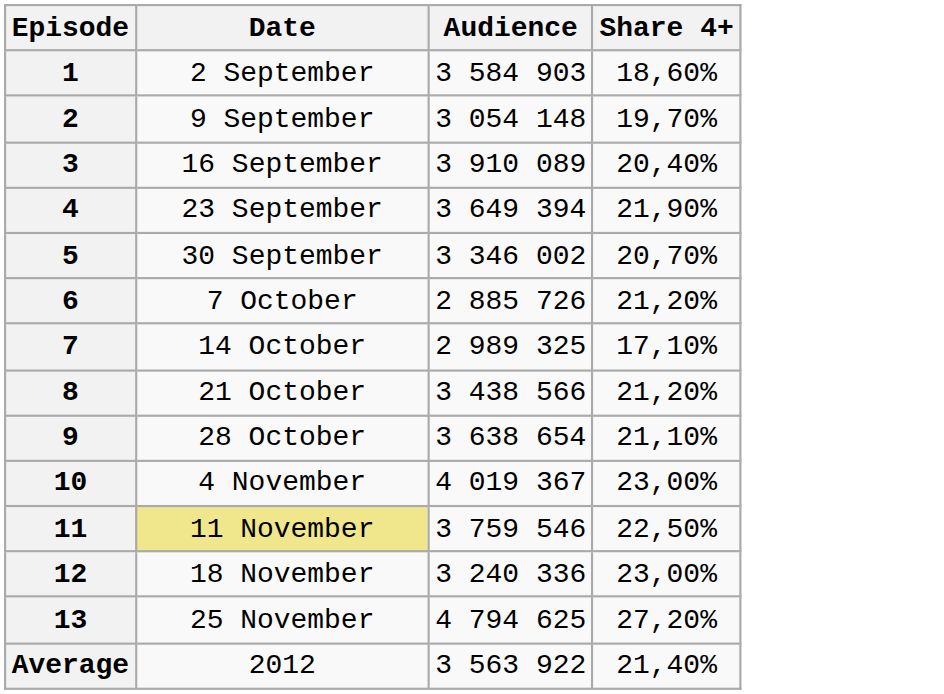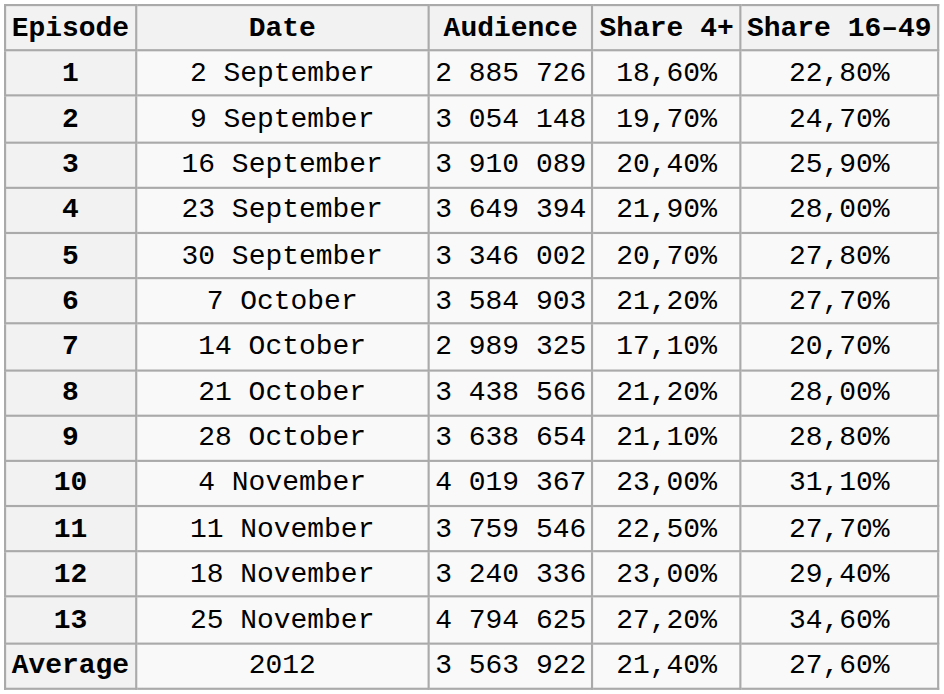+ column: (839, 28)
(511, 73) 3 584 903 -> (511, 73) 2 885 726
(511, 301) 2 885 726 -> (511, 301) 3 584 903
(282, 529) khaki background -> (282, 529) no background
